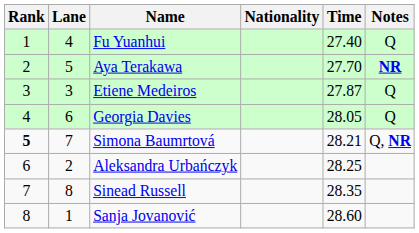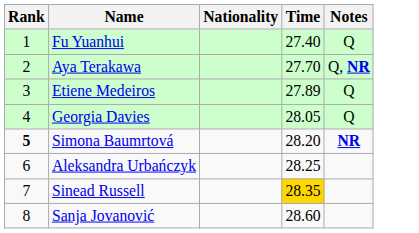- column: (69, 16)
(390, 66) NR -> (349, 66) Q, NR
(344, 91) 27.87 -> (303, 91) 27.89
(344, 141) 28.21 -> (303, 141) 28.20
(390, 141) Q, NR -> (349, 141) NR
(344, 191) no background -> (303, 191) gold background
